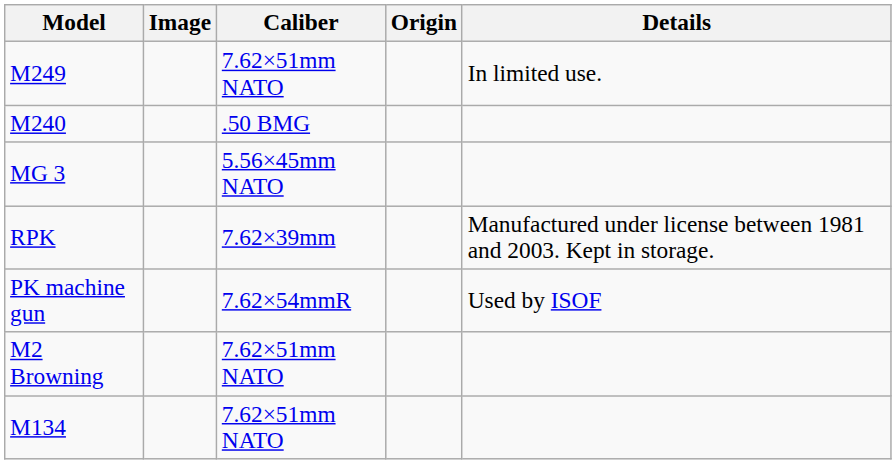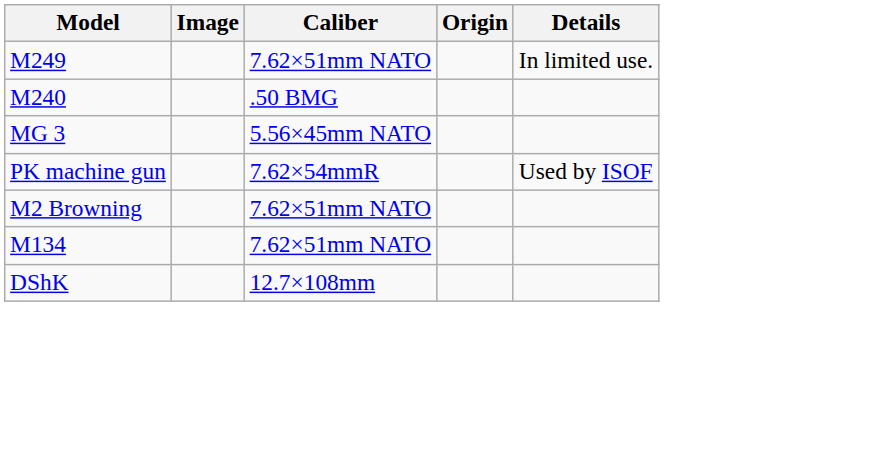- row: (33, 236)
+ row: (39, 282)
